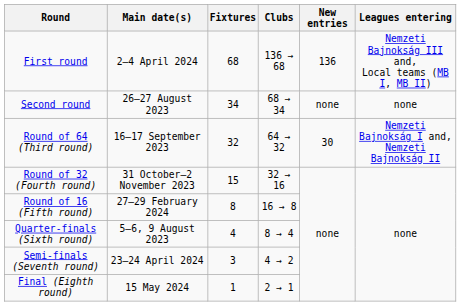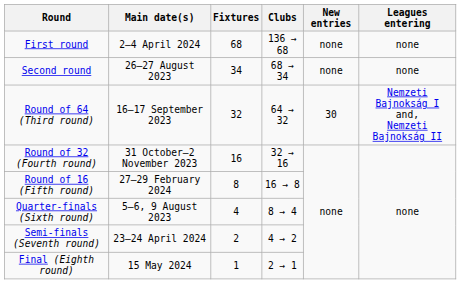(327, 61) 136 -> (331, 45) none
(405, 61) Nemzeti Bajnokság III and, Local teams (MB I, MB II) -> (407, 45) none
(233, 180) 15 -> (236, 158) 16
(233, 261) 3 -> (236, 239) 2
